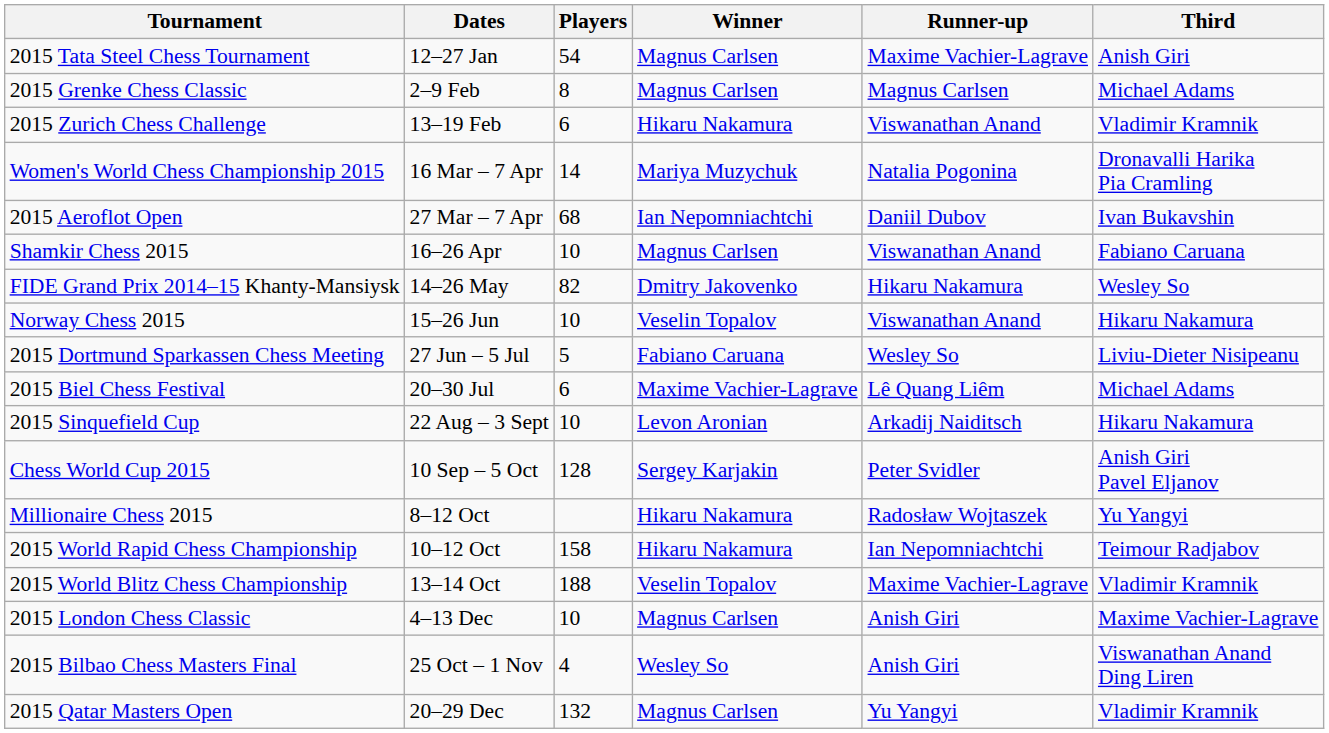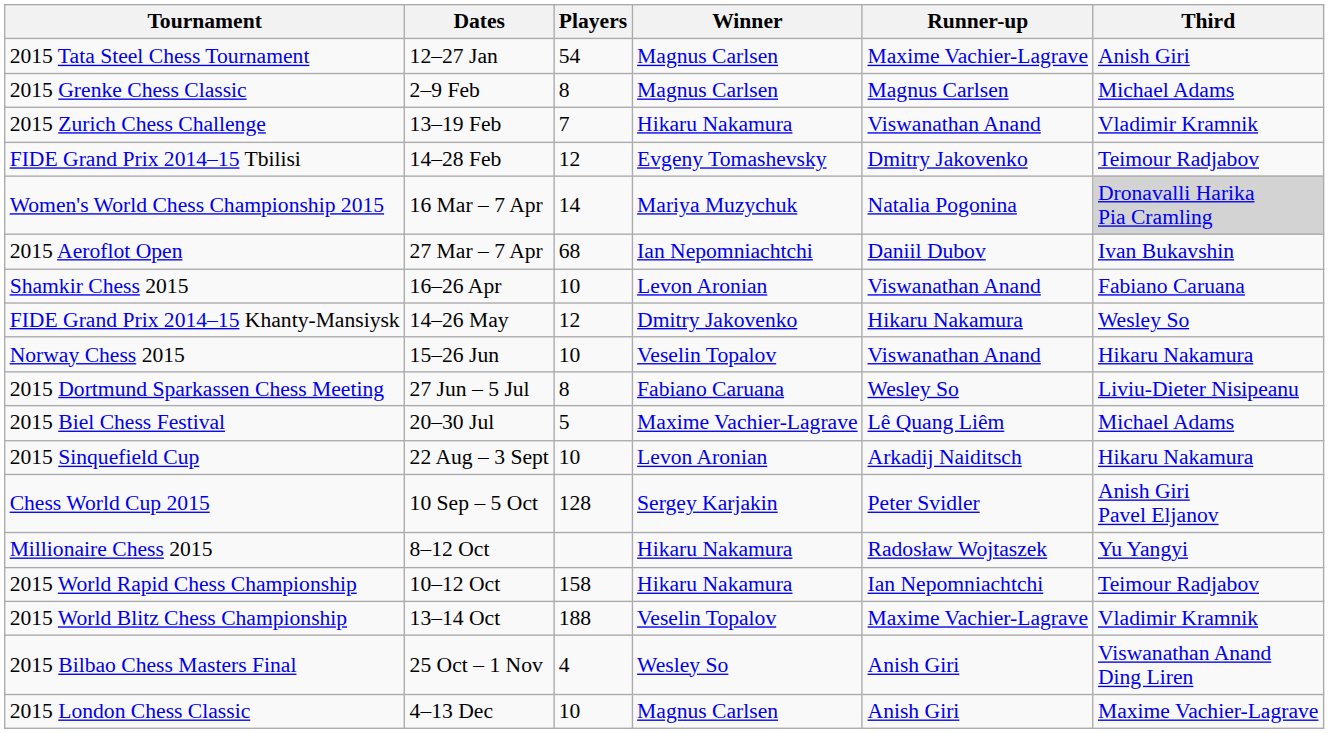(564, 124) 6 -> (564, 124) 7
+ row: (155, 158)
(1176, 170) no background -> (1176, 205) lightgrey background
(708, 251) Magnus Carlsen -> (702, 285) Levon Aronian
(570, 285) 82 -> (570, 319) 12
(564, 354) 5 -> (564, 388) 8
(564, 388) 6 -> (564, 422) 5
rows swapped: (153, 664) <-> (130, 618)
- row: (121, 711)
